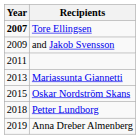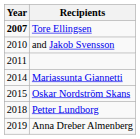(17, 45) 2009 -> (17, 45) 2010
(17, 77) 2013 -> (17, 77) 2014
